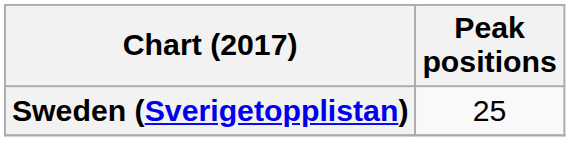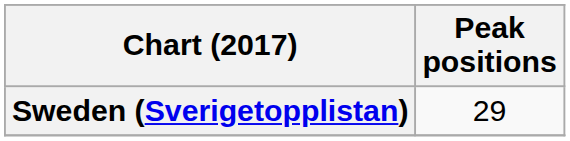(490, 110) 25 -> (490, 110) 29
